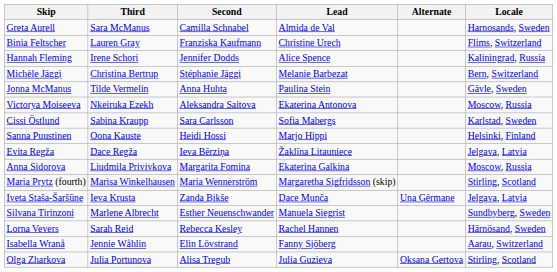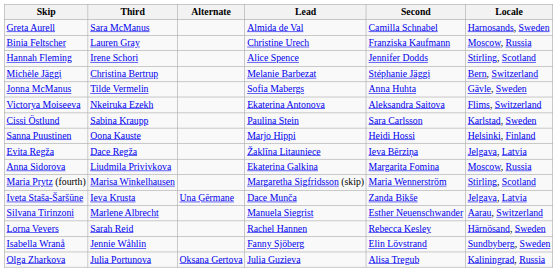columns swapped: (227, 12) <-> (432, 12)
(505, 43) Flims, Switzerland -> (500, 43) Moscow, Russia
(506, 58) Kaliningrad, Russia -> (502, 58) Stirling, Scotland
(304, 89) Paulina Stein -> (276, 89) Sofia Mabergs
(500, 105) Moscow, Russia -> (505, 105) Flims, Switzerland
(307, 120) Sofia Mabergs -> (273, 120) Paulina Stein
(509, 213) Sundbyberg, Sweden -> (505, 213) Aarau, Switzerland
(505, 244) Aarau, Switzerland -> (509, 244) Sundbyberg, Sweden
(502, 259) Stirling, Scotland -> (506, 259) Kaliningrad, Russia
